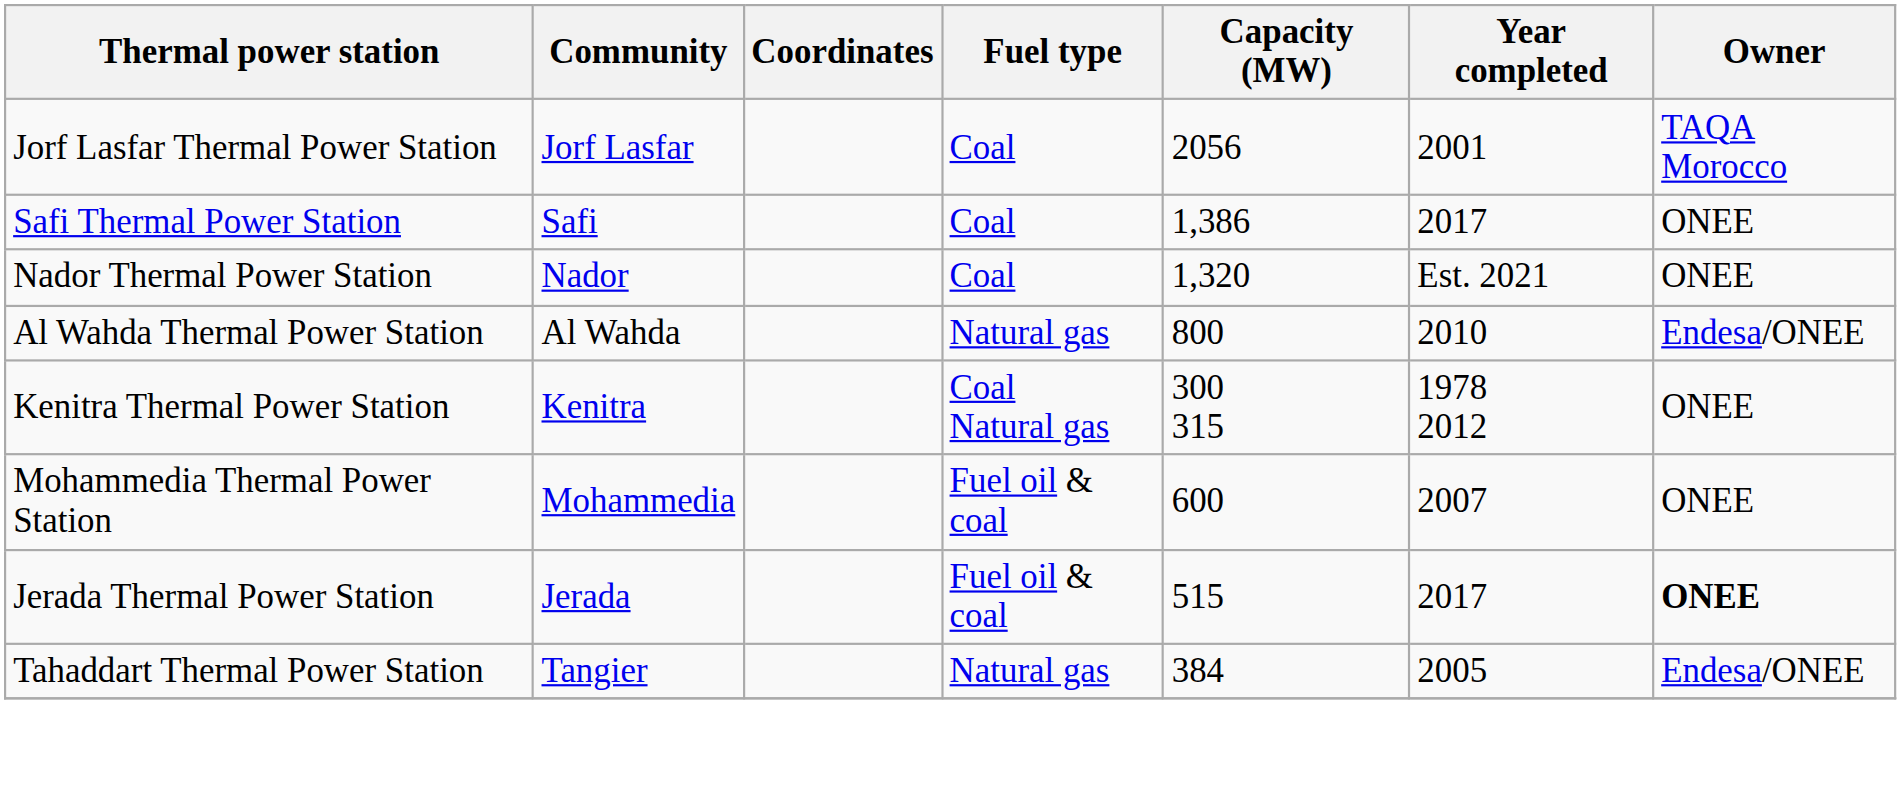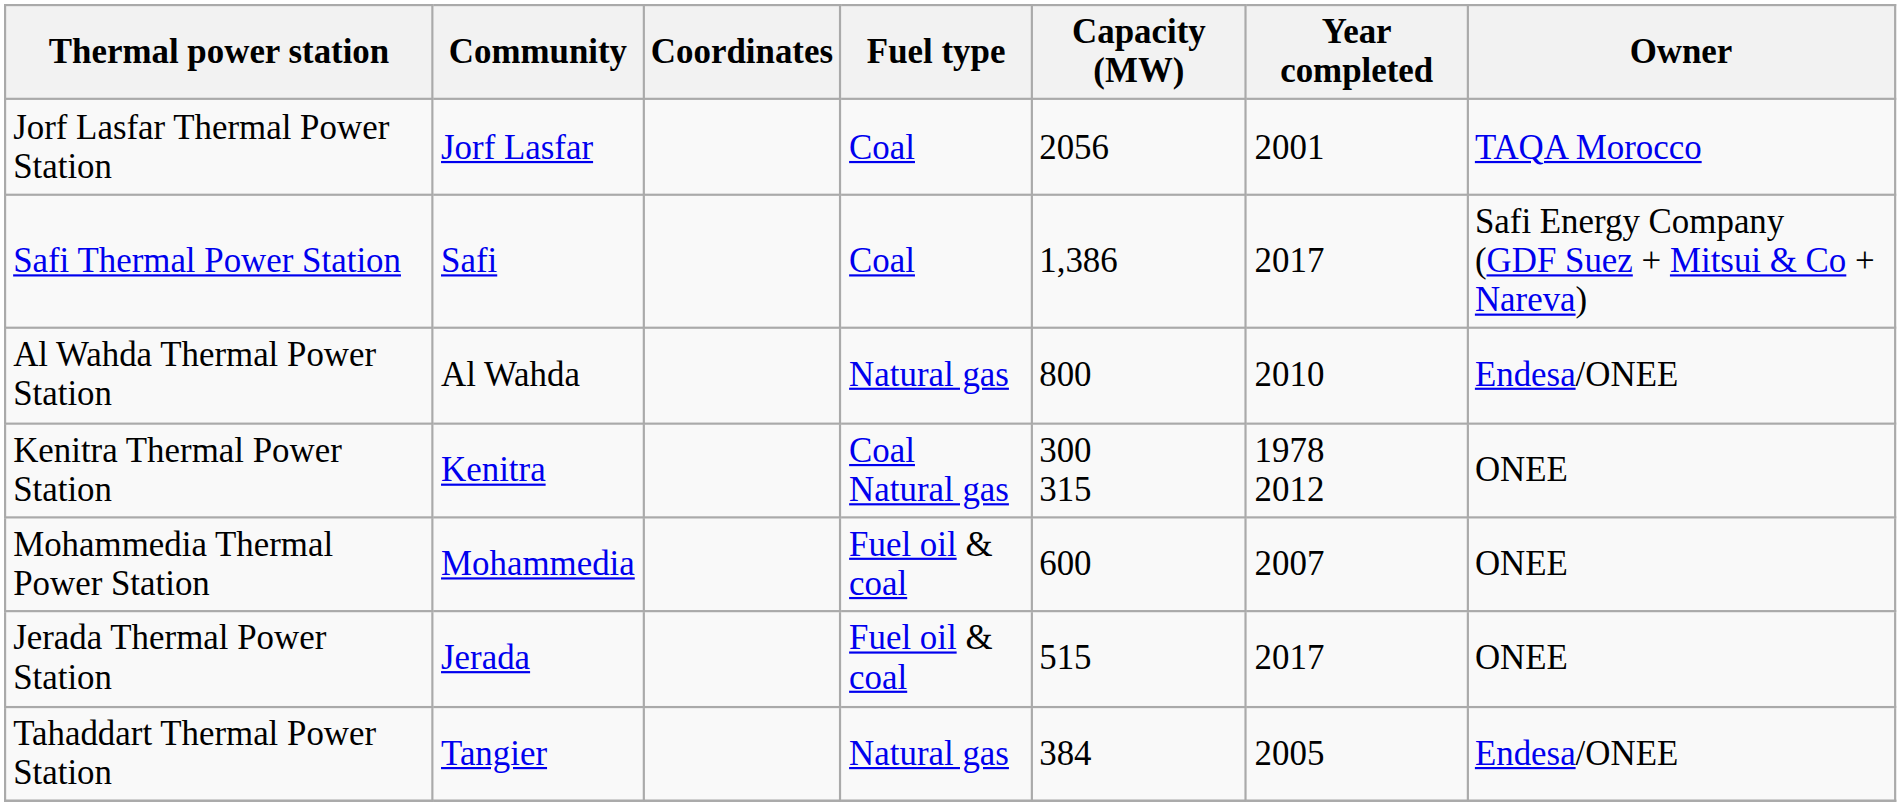(1708, 221) ONEE -> (1675, 260) Safi Energy Company (GDF Suez + Mitsui & Co + Nareva)
- row: (223, 276)
(1711, 595) bold -> (1521, 658) normal
